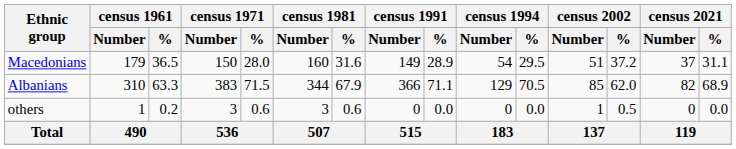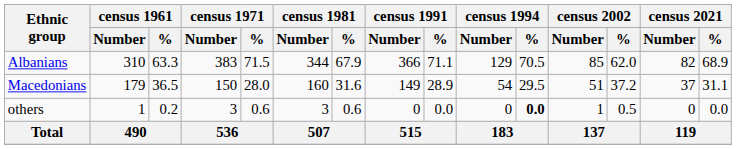rows swapped: (47, 62) <-> (38, 86)
(535, 109) normal -> (535, 109) bold
